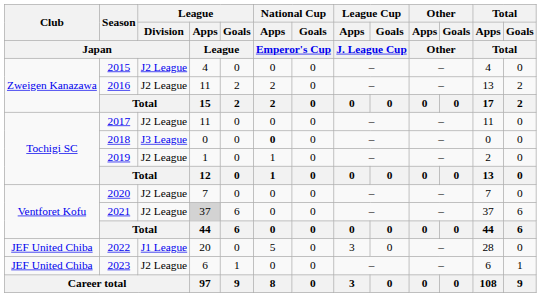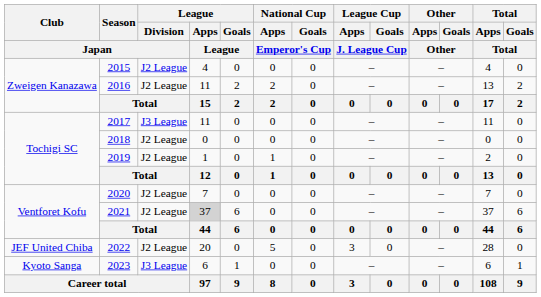(164, 121) J2 League -> (164, 121) J3 League
(164, 139) J3 League -> (164, 139) J2 League
(273, 139) bold -> (273, 139) normal
(164, 247) J1 League -> (164, 247) J2 League
(52, 265) JEF United Chiba -> (52, 265) Kyoto Sanga
(164, 265) J2 League -> (164, 265) J3 League
